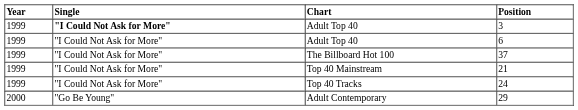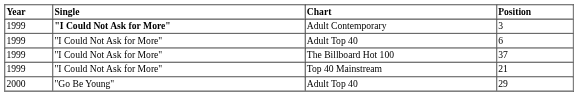(332, 26) Adult Top 40 -> (347, 26) Adult Contemporary
- row: (503, 84)
(347, 98) Adult Contemporary -> (332, 84) Adult Top 40
